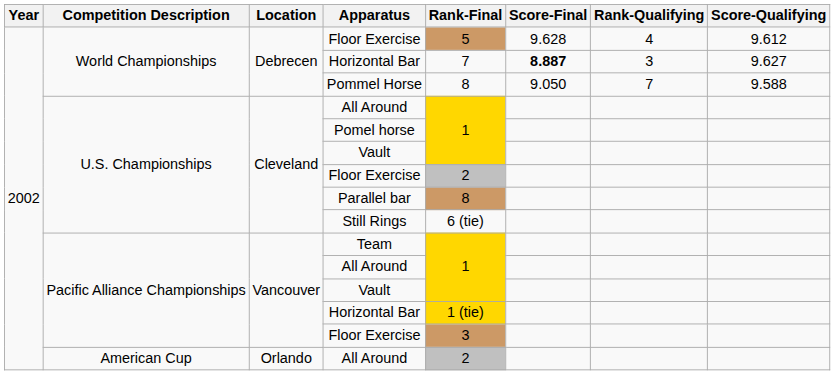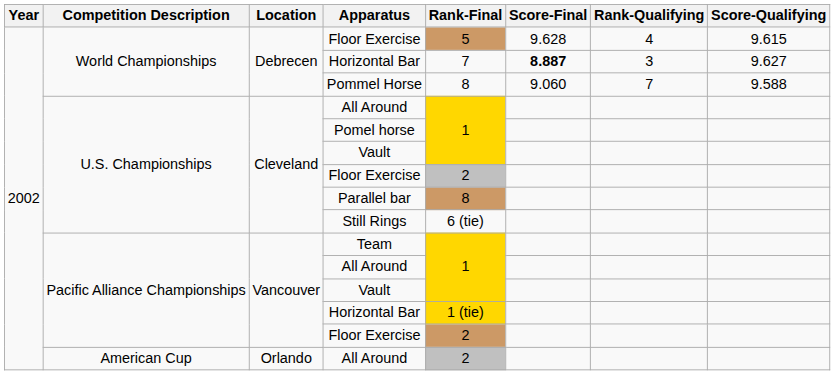(769, 38) 9.612 -> (769, 38) 9.615
(548, 84) 9.050 -> (548, 84) 9.060
(465, 335) 3 -> (465, 335) 2
